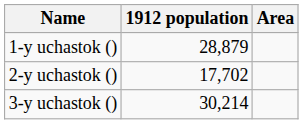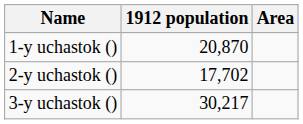(224, 47) 28,879 -> (224, 47) 20,870
(224, 103) 30,214 -> (224, 103) 30,217
